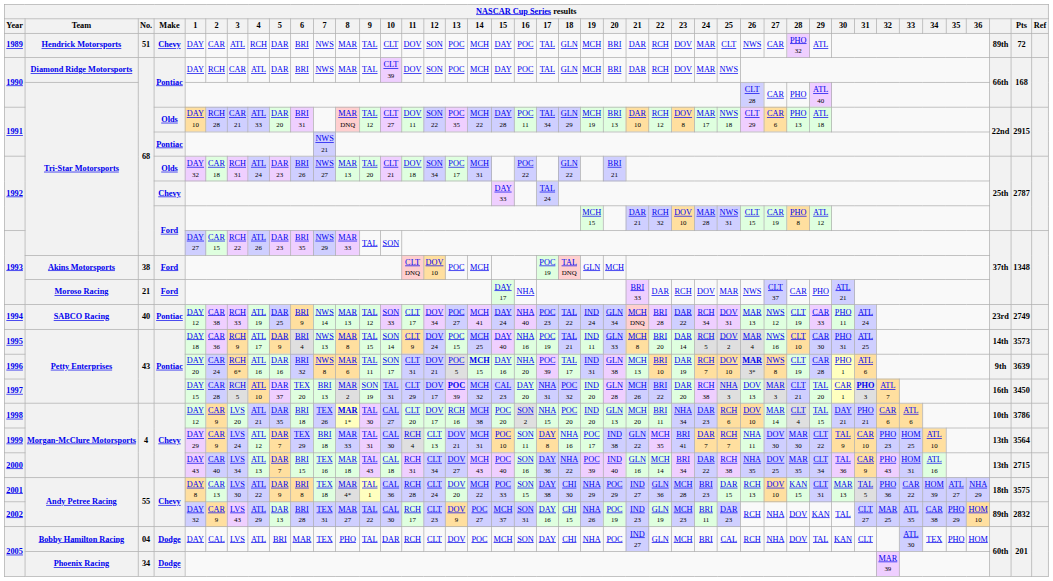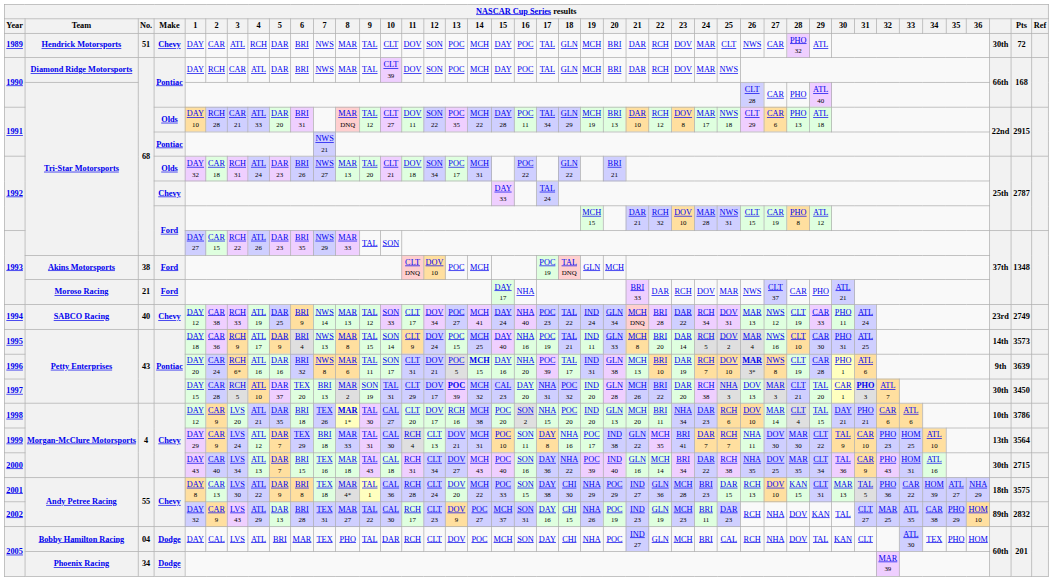(1001, 45) 89th -> (1001, 45) 30th
(169, 317) Pontiac -> (169, 317) Chevy
(1001, 391) 16th -> (1001, 391) 30th
(1001, 465) 13th -> (1001, 465) 30th
